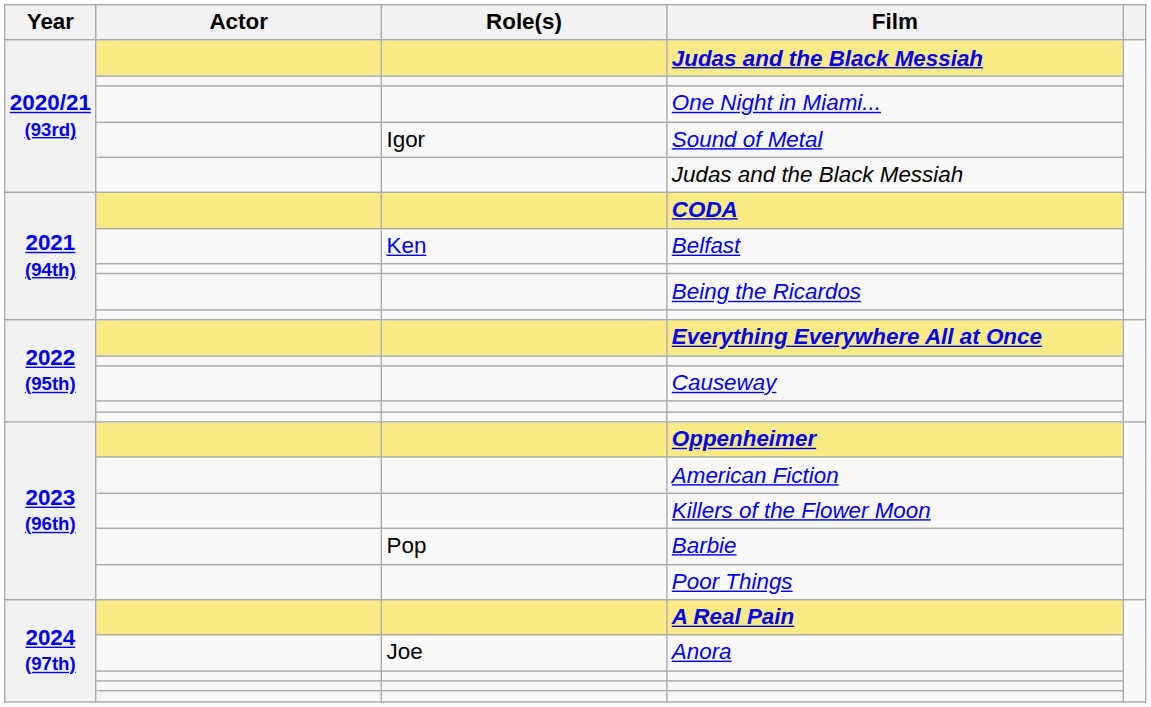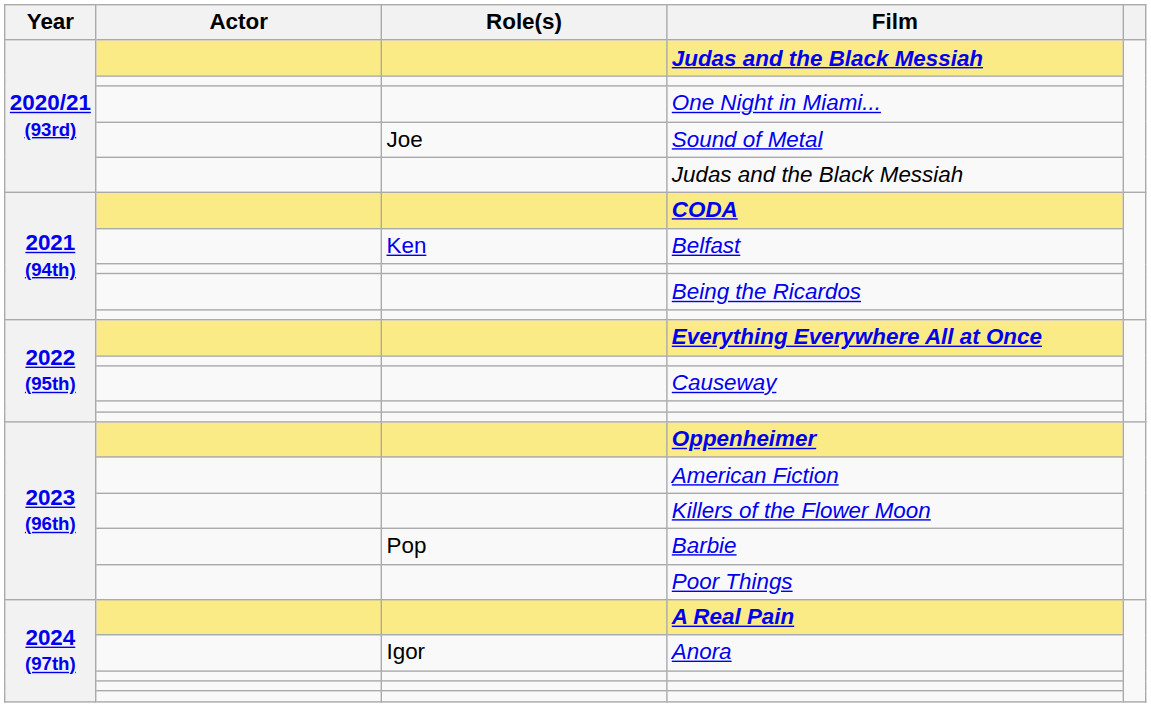(406, 139) Igor -> (405, 139) Joe
(405, 652) Joe -> (406, 652) Igor
